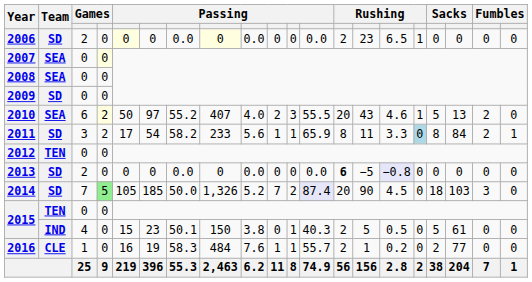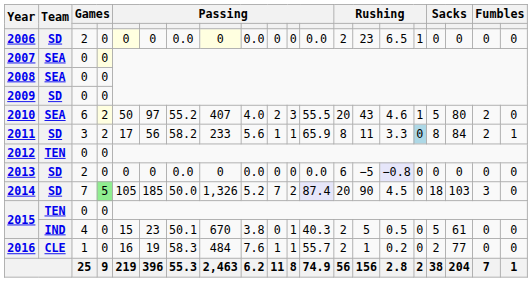(459, 115) 13 -> (459, 115) 80
(153, 134) 54 -> (153, 134) 56
(343, 172) bold -> (343, 172) normal
(220, 229) 150 -> (220, 229) 670
